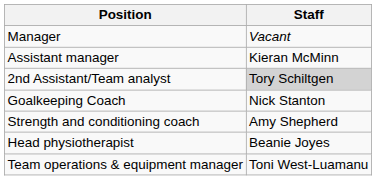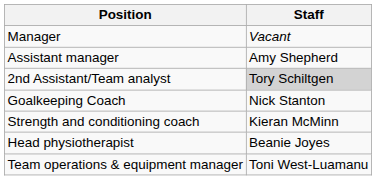(294, 57) Kieran McMinn -> (294, 57) Amy Shepherd
(294, 121) Amy Shepherd -> (294, 121) Kieran McMinn
